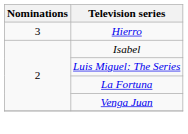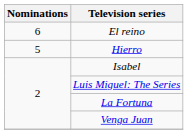+ row: (127, 31)
(37, 31) 3 -> (37, 49) 5
